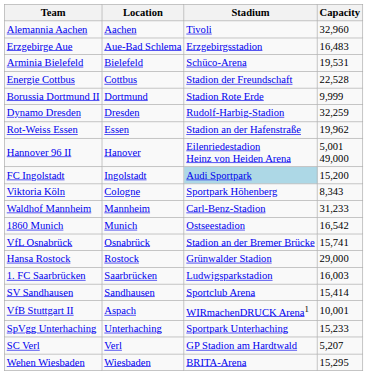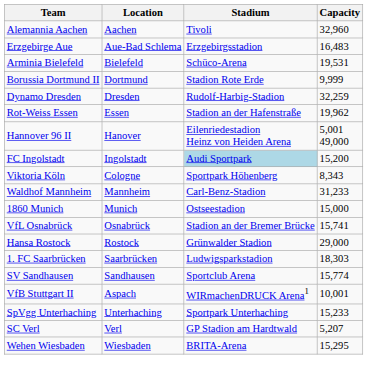- row: (41, 79)
(334, 225) 16,542 -> (334, 208) 15,000
(334, 275) 16,003 -> (334, 259) 18,303
(334, 292) 15,414 -> (334, 275) 15,774
